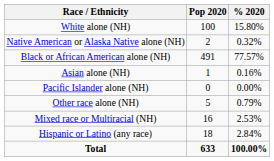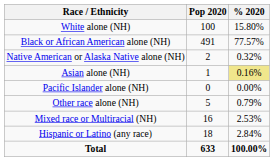rows swapped: (96, 57) <-> (96, 42)
(249, 73) no background -> (249, 73) khaki background
